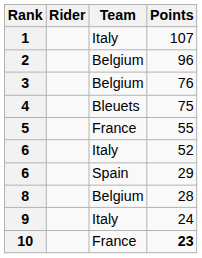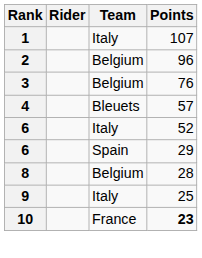(186, 106) 75 -> (186, 106) 57
- row: (25, 128)
(186, 219) 24 -> (186, 196) 25
